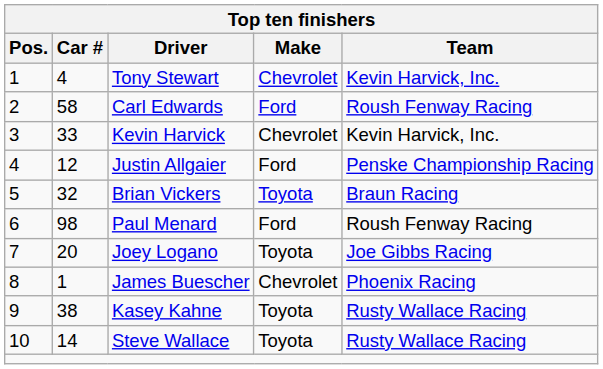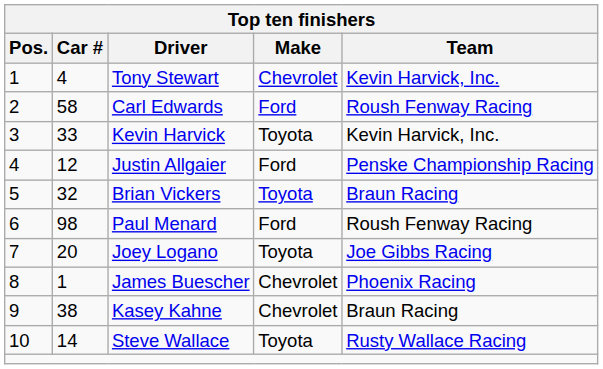(298, 135) Chevrolet -> (286, 135) Toyota
(286, 310) Toyota -> (298, 310) Chevrolet
(436, 310) Rusty Wallace Racing -> (402, 310) Braun Racing
